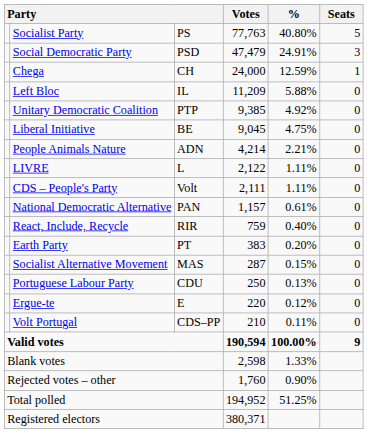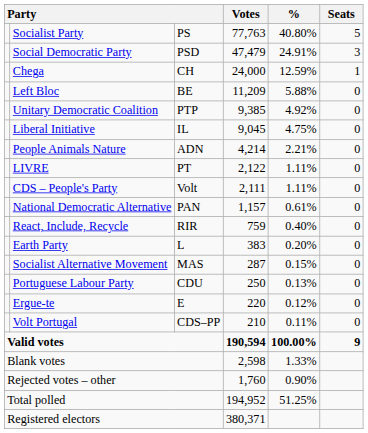(183, 91) IL -> (185, 91) BE
(185, 129) BE -> (183, 129) IL
(181, 168) L -> (184, 168) PT
(184, 245) PT -> (181, 245) L
